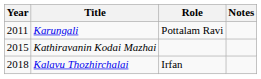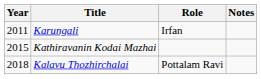(192, 30) Pottalam Ravi -> (172, 30) Irfan
(172, 64) Irfan -> (192, 64) Pottalam Ravi
